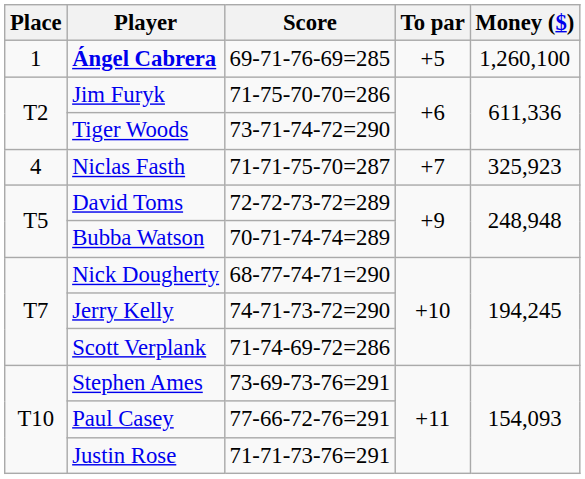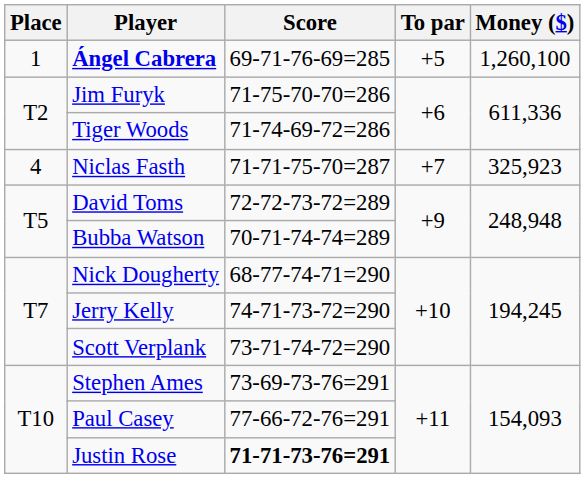(310, 130) 73-71-74-72=290 -> (310, 130) 71-74-69-72=286
(310, 346) 71-74-69-72=286 -> (310, 346) 73-71-74-72=290
(310, 454) normal -> (310, 454) bold
